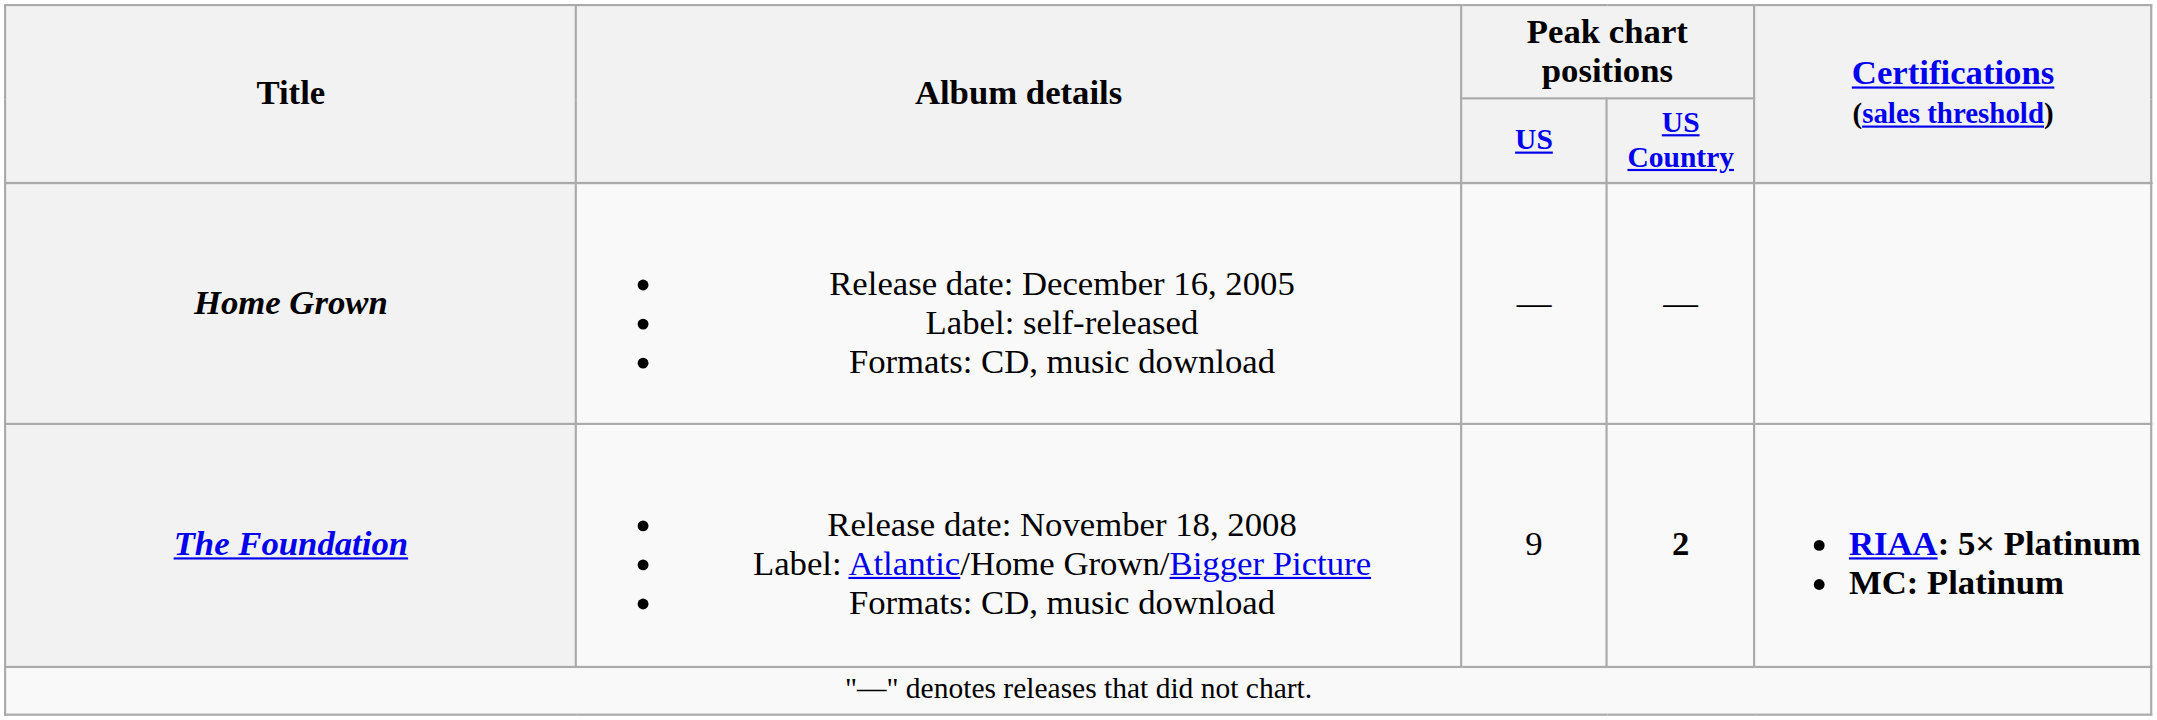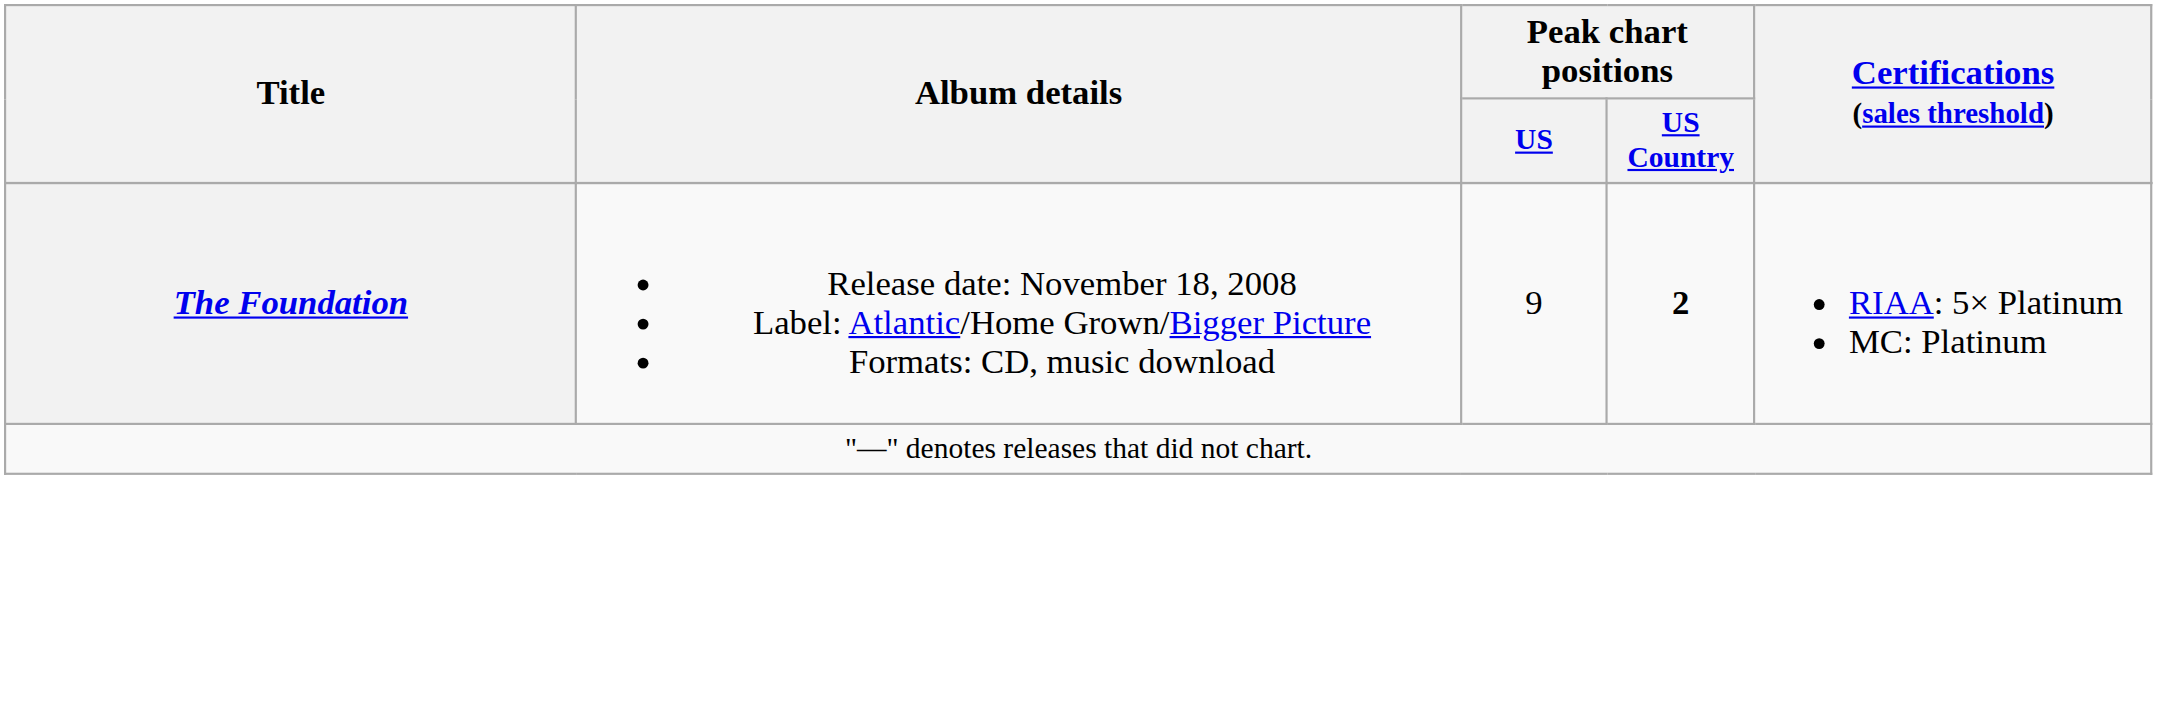- row: (291, 302)
(1953, 565) bold -> (1953, 323) normal
